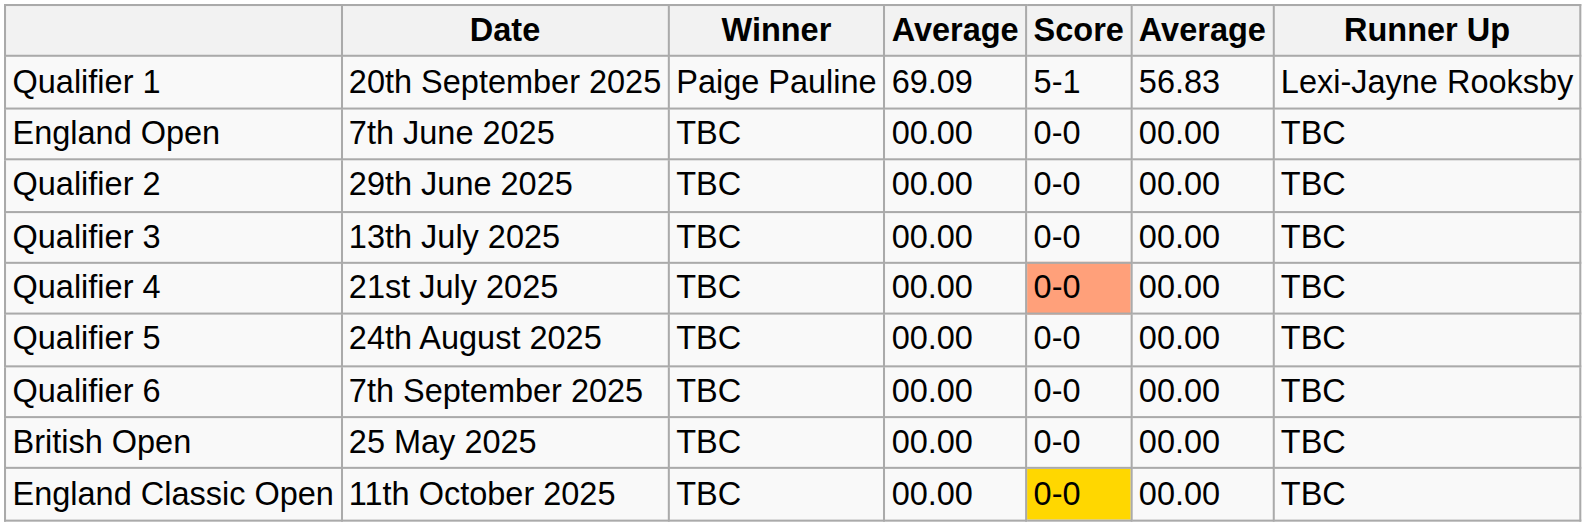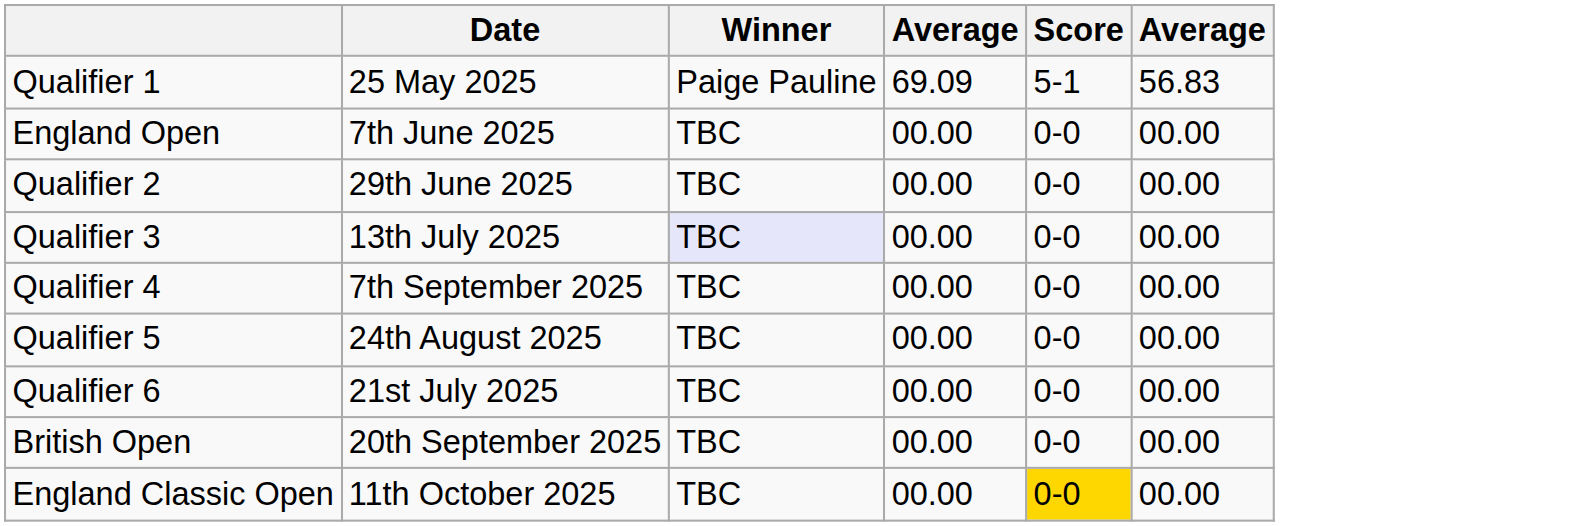- column: (1427, 30)
(505, 81) 20th September 2025 -> (443, 81) 25 May 2025
(709, 236) no background -> (709, 236) lavender background
(454, 287) 21st July 2025 -> (496, 287) 7th September 2025
(1057, 287) lightsalmon background -> (1057, 287) no background
(496, 390) 7th September 2025 -> (454, 390) 21st July 2025
(443, 442) 25 May 2025 -> (505, 442) 20th September 2025
